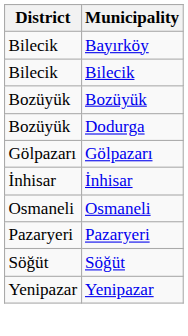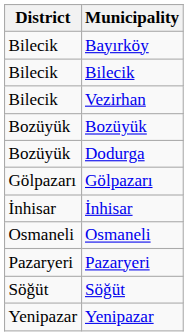+ row: (115, 99)
